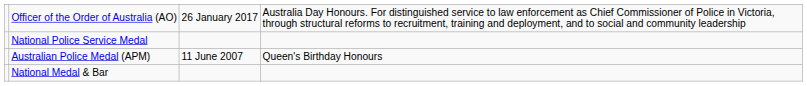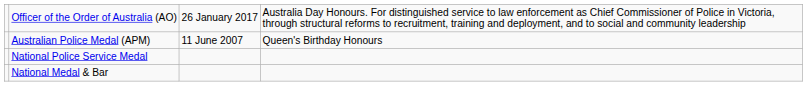rows swapped: (81, 56) <-> (79, 40)
